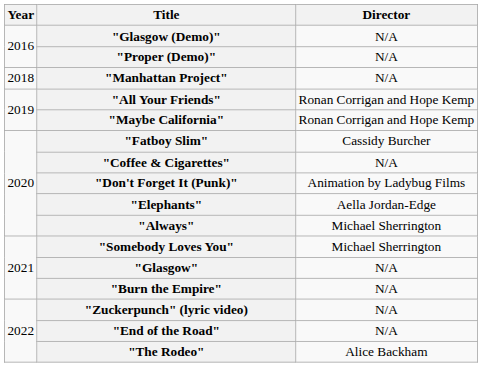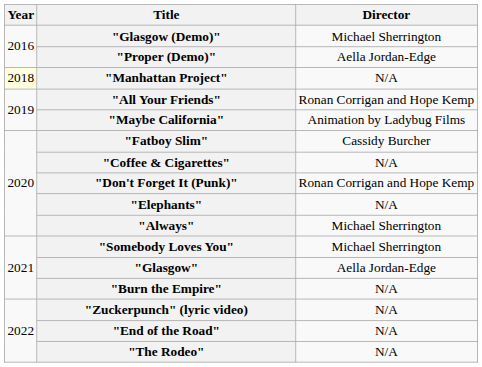(386, 36) N/A -> (386, 36) Michael Sherrington
(386, 57) N/A -> (386, 57) Aella Jordan-Edge
(21, 78) no background -> (21, 78) lightyellow background
(386, 120) Ronan Corrigan and Hope Kemp -> (386, 120) Animation by Ladybug Films
(386, 183) Animation by Ladybug Films -> (386, 183) Ronan Corrigan and Hope Kemp
(386, 204) Aella Jordan-Edge -> (386, 204) N/A
(386, 267) N/A -> (386, 267) Aella Jordan-Edge
(386, 352) Alice Backham -> (386, 352) N/A
